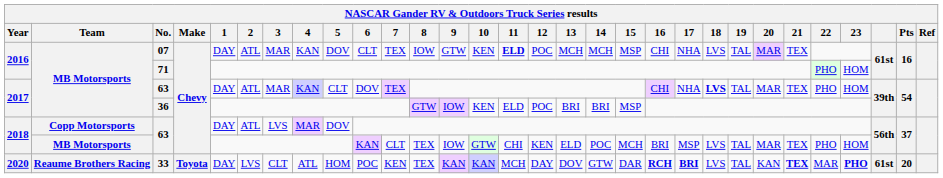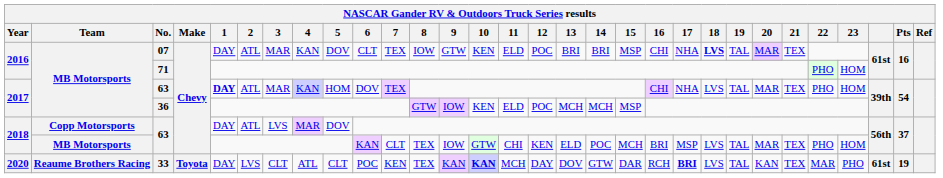(513, 51) bold -> (513, 51) normal
(571, 51) MCH -> (571, 51) BRI
(601, 51) MCH -> (601, 51) BRI
(716, 51) normal -> (714, 51) bold
(224, 88) normal -> (224, 88) bold
(338, 88) CLT -> (338, 88) HOM
(716, 88) bold -> (714, 88) normal
(571, 107) BRI -> (571, 107) MCH
(601, 107) BRI -> (601, 107) MCH
(338, 163) HOM -> (338, 163) CLT
(484, 163) normal -> (484, 163) bold
(660, 163) bold -> (659, 163) normal
(797, 163) bold -> (795, 163) normal
(856, 163) bold -> (853, 163) normal
(907, 163) 20 -> (904, 163) 19
